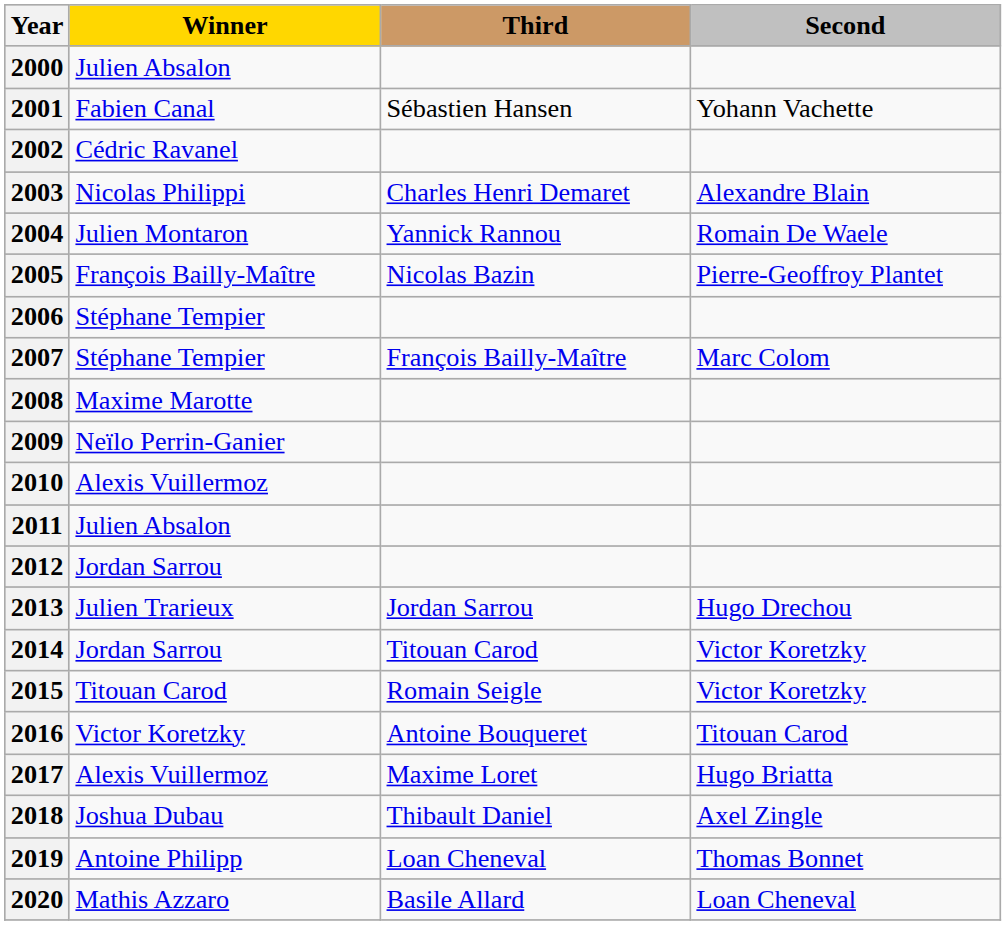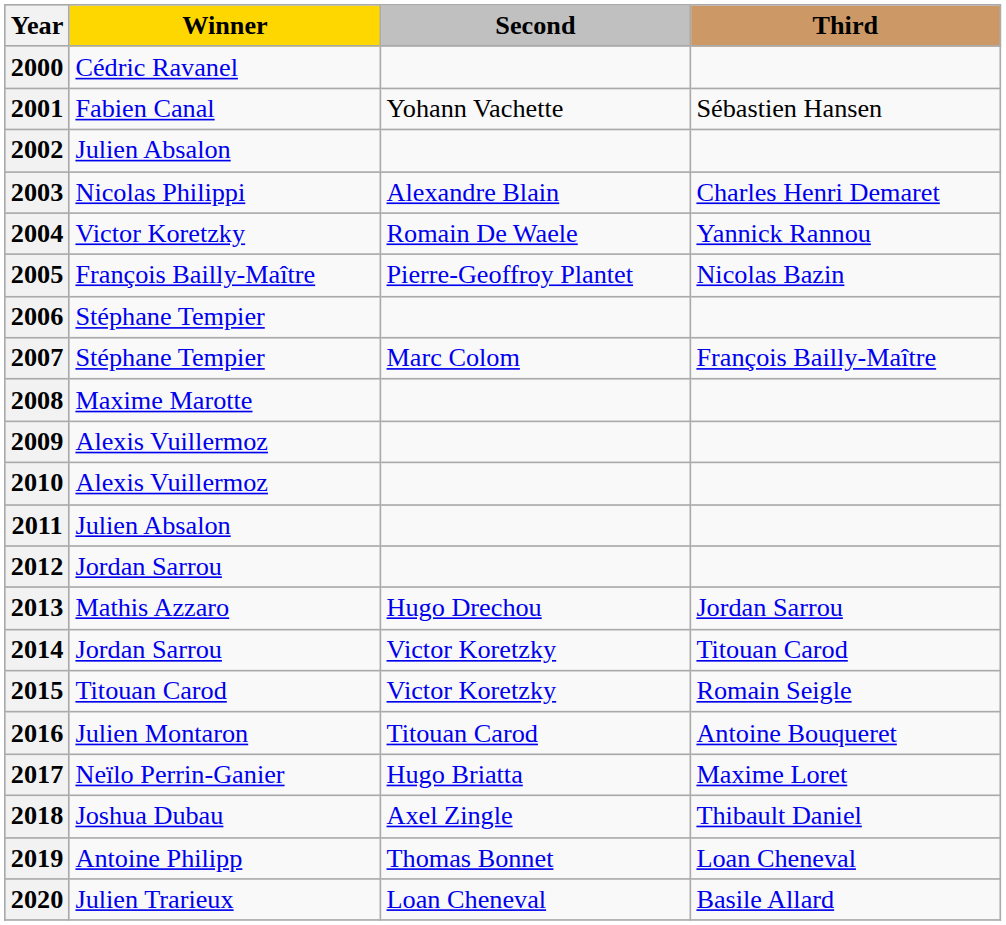columns swapped: (845, 25) <-> (535, 25)
(153, 66) Julien Absalon -> (157, 66) Cédric Ravanel
(157, 150) Cédric Ravanel -> (153, 150) Julien Absalon
(162, 233) Julien Montaron -> (160, 233) Victor Koretzky
(180, 441) Neïlo Perrin-Ganier -> (172, 441) Alexis Vuillermoz
(155, 607) Julien Trarieux -> (152, 607) Mathis Azzaro
(160, 732) Victor Koretzky -> (162, 732) Julien Montaron
(172, 774) Alexis Vuillermoz -> (180, 774) Neïlo Perrin-Ganier
(152, 899) Mathis Azzaro -> (155, 899) Julien Trarieux
